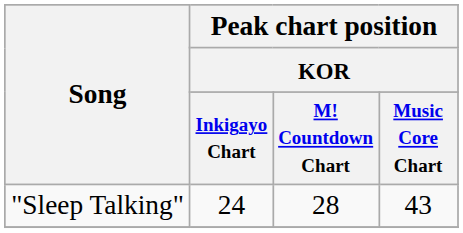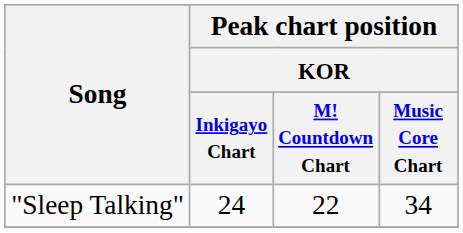(326, 205) 28 -> (326, 205) 22
(418, 205) 43 -> (418, 205) 34
